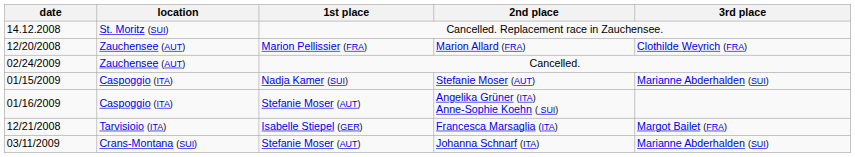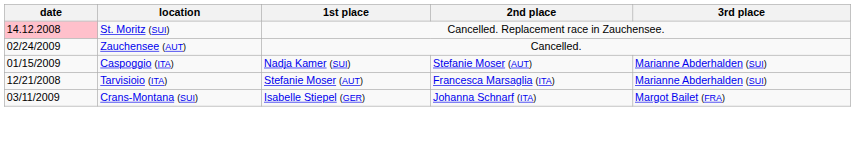(34, 30) no background -> (34, 30) pink background
- row: (481, 47)
- row: (497, 104)
(312, 127) Isabelle Stiepel (GER) -> (313, 81) Stefanie Moser (AUT)
(682, 127) Margot Bailet (FRA) -> (701, 81) Marianne Abderhalden (SUI)
(311, 144) Stefanie Moser (AUT) -> (315, 98) Isabelle Stiepel (GER)
(703, 144) Marianne Abderhalden (SUI) -> (680, 98) Margot Bailet (FRA)
